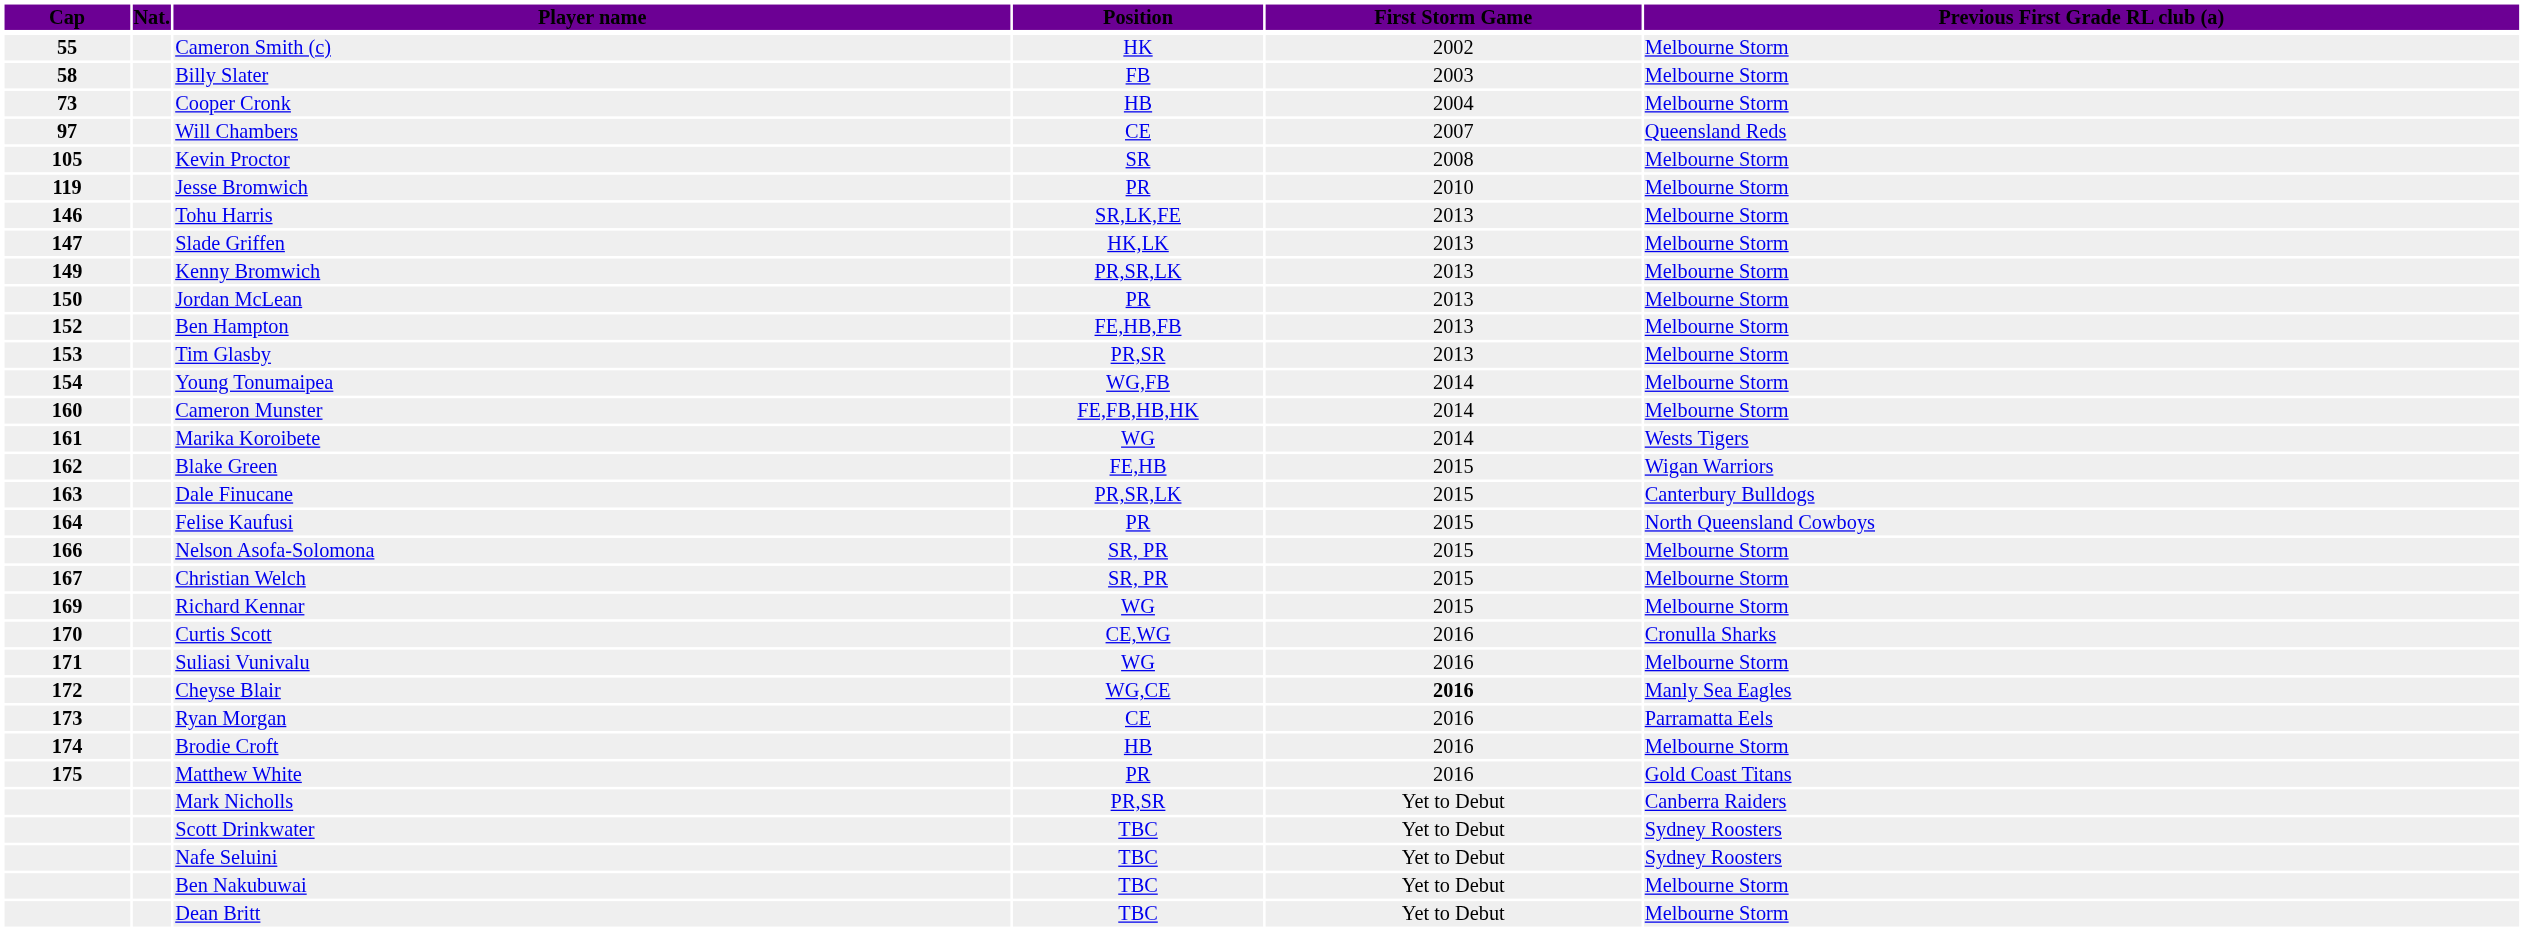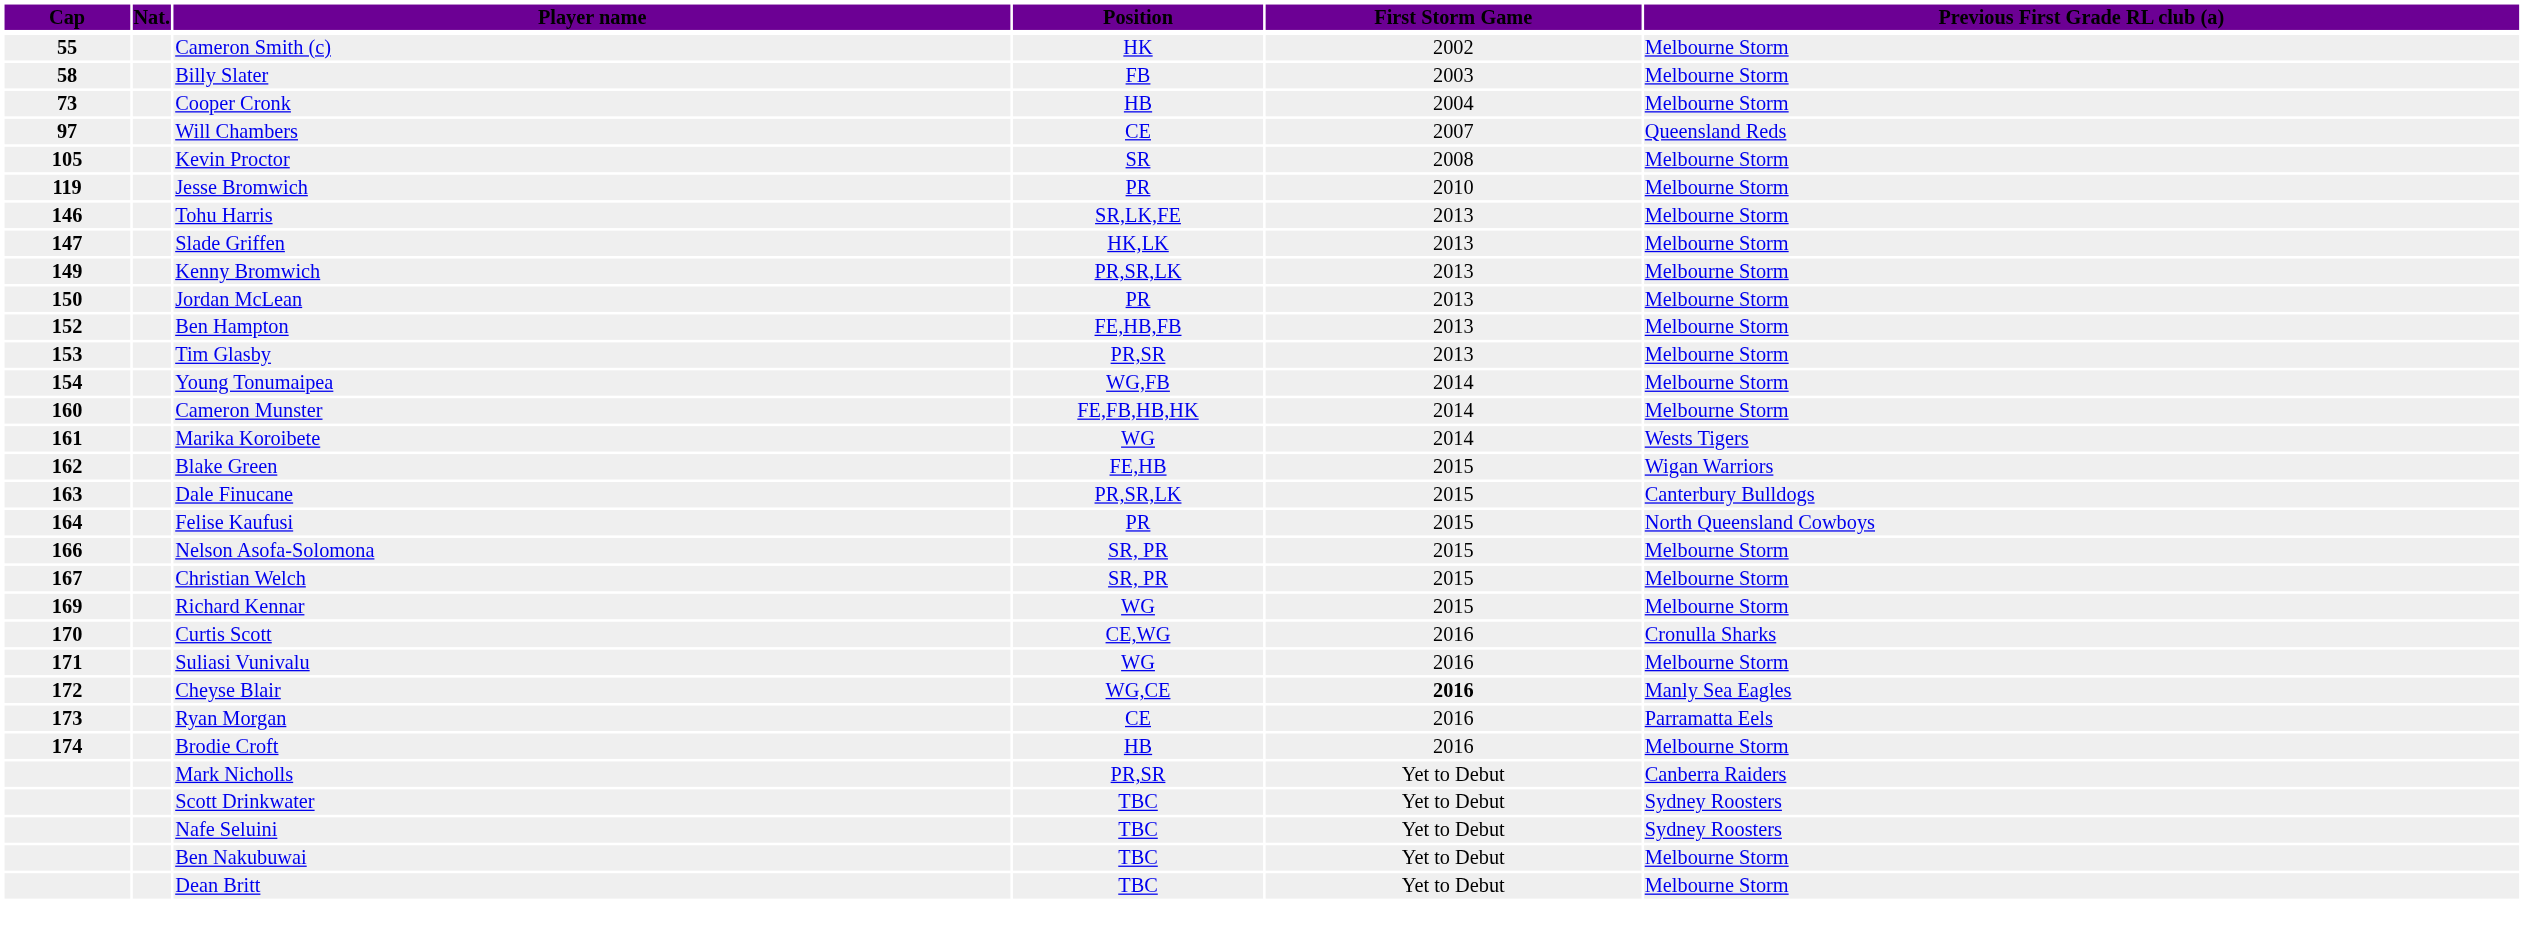- row: (239, 774)
